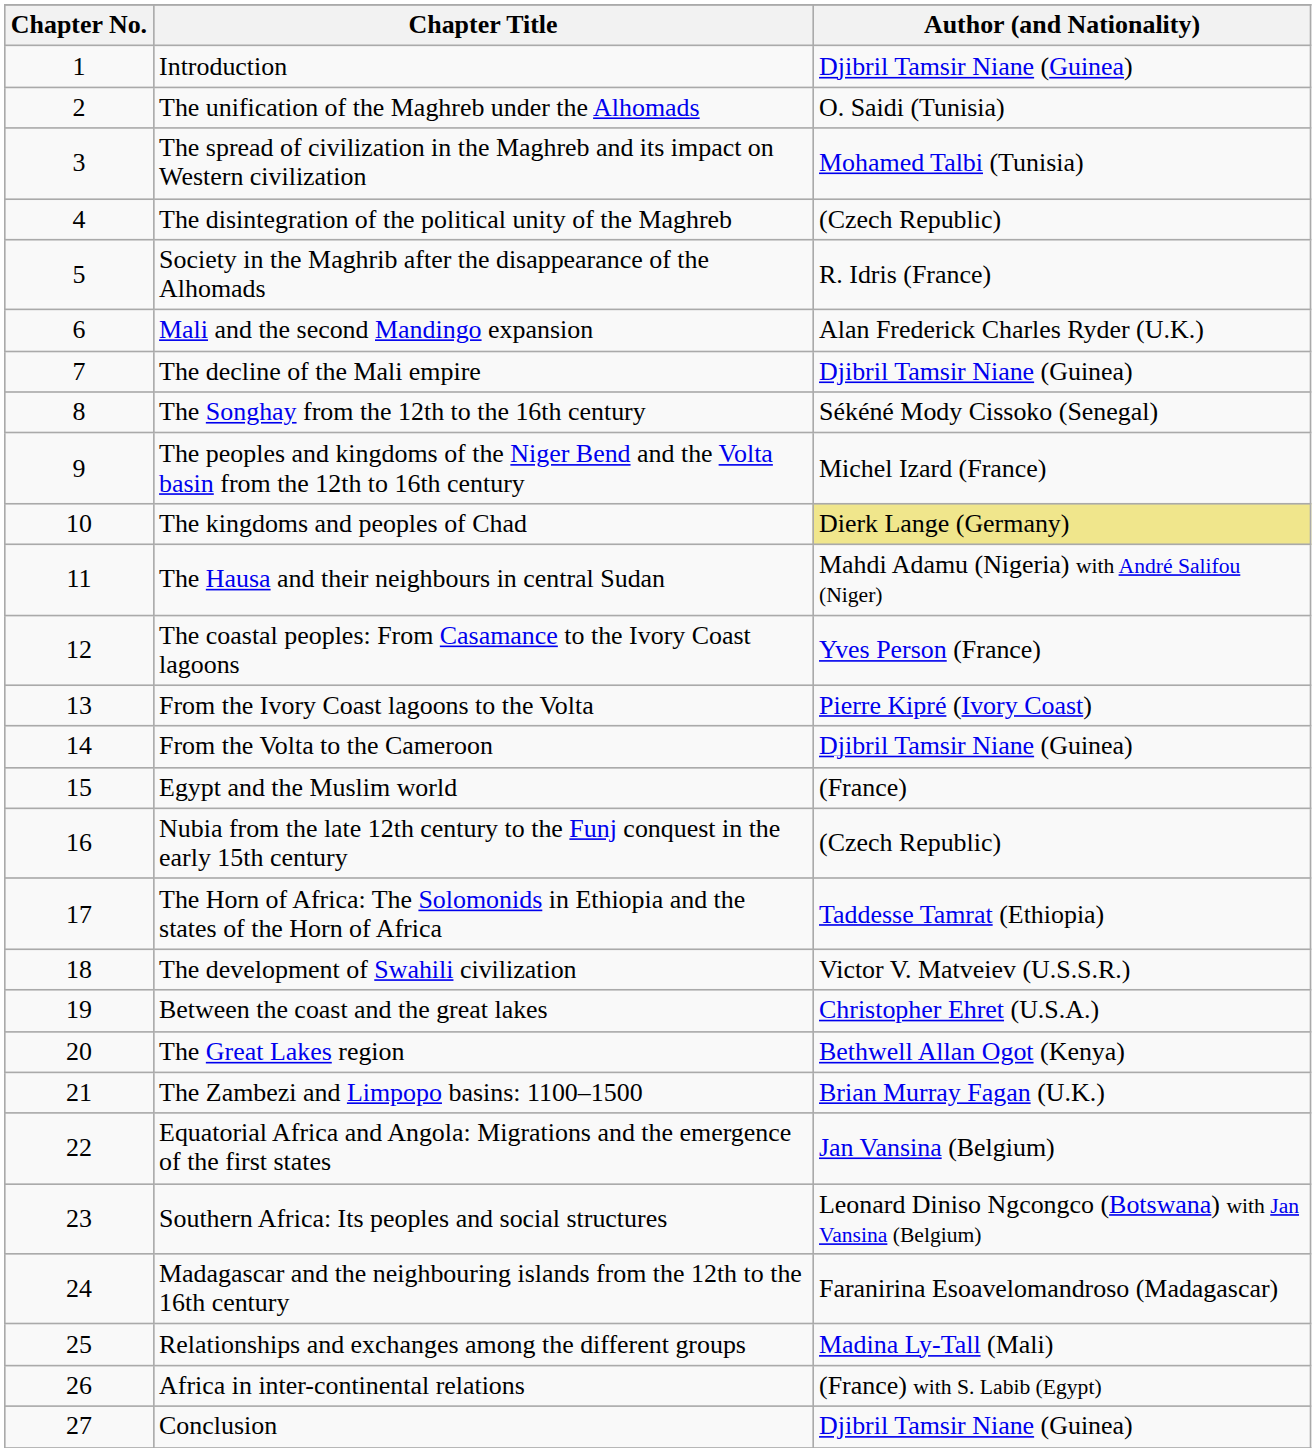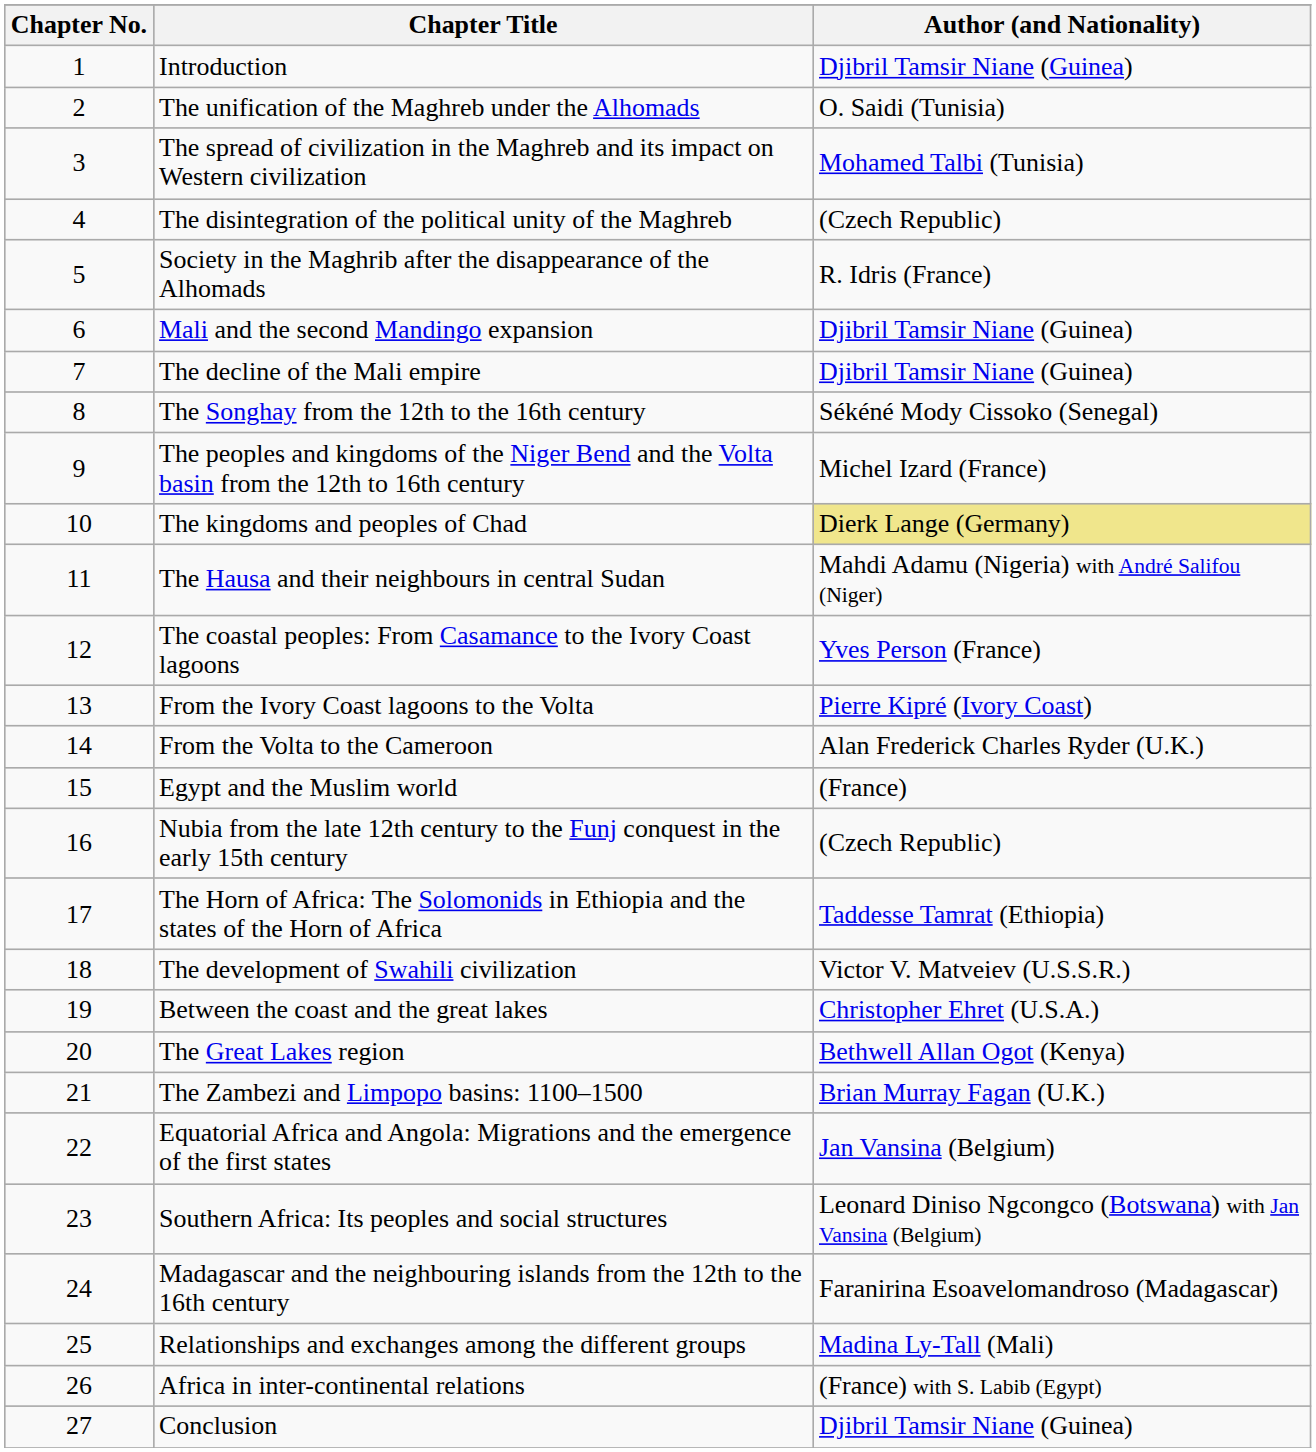(1011, 330) Alan Frederick Charles Ryder (U.K.) -> (976, 330) Djibril Tamsir Niane (Guinea)
(976, 746) Djibril Tamsir Niane (Guinea) -> (1011, 746) Alan Frederick Charles Ryder (U.K.)
